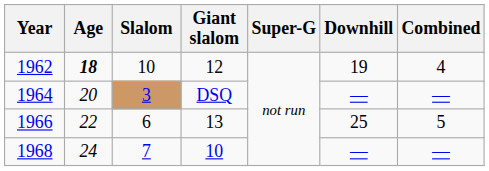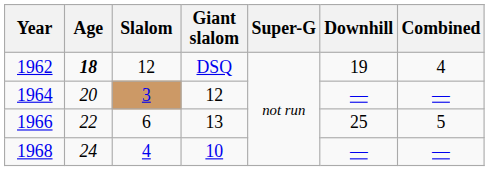(146, 66) 10 -> (146, 66) 12
(214, 66) 12 -> (214, 66) DSQ
(214, 94) DSQ -> (214, 94) 12
(146, 151) 7 -> (146, 151) 4
